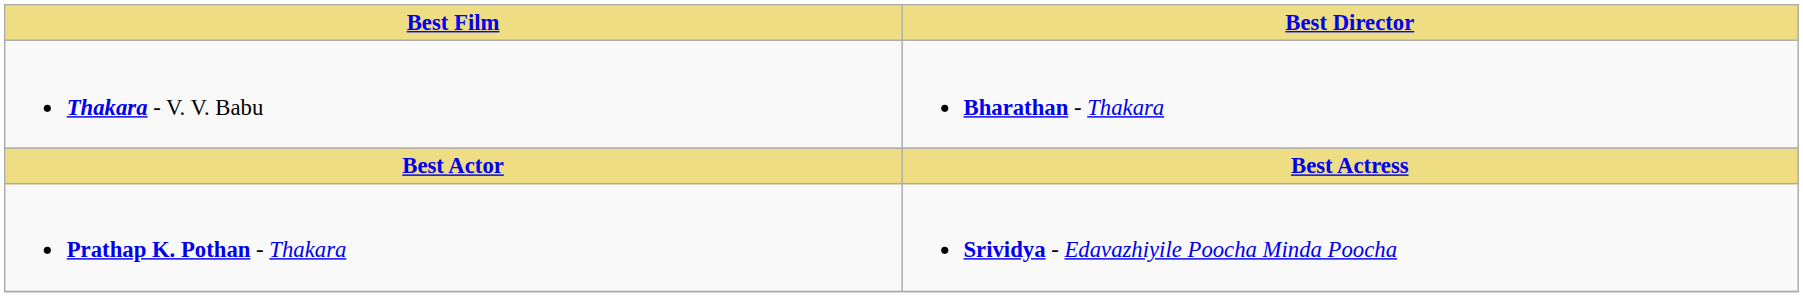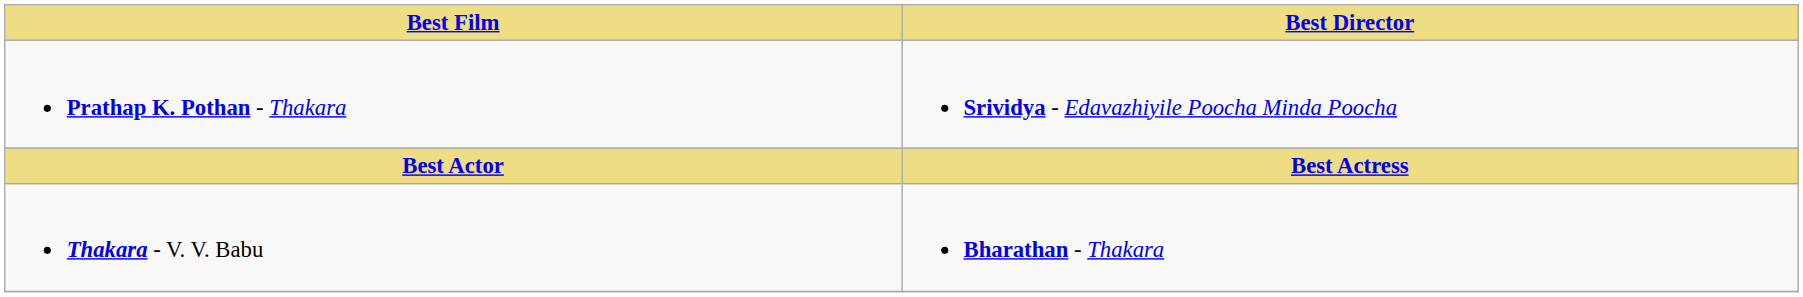rows swapped: (453, 107) <-> (453, 250)
